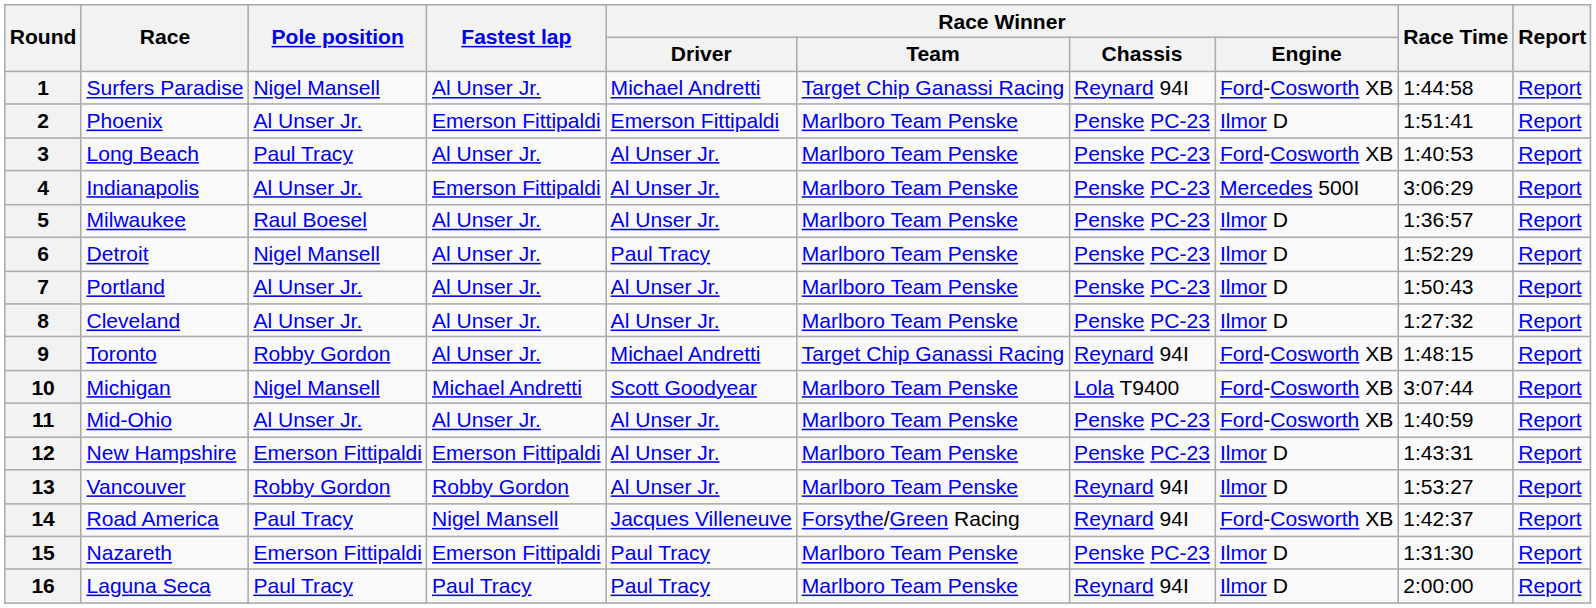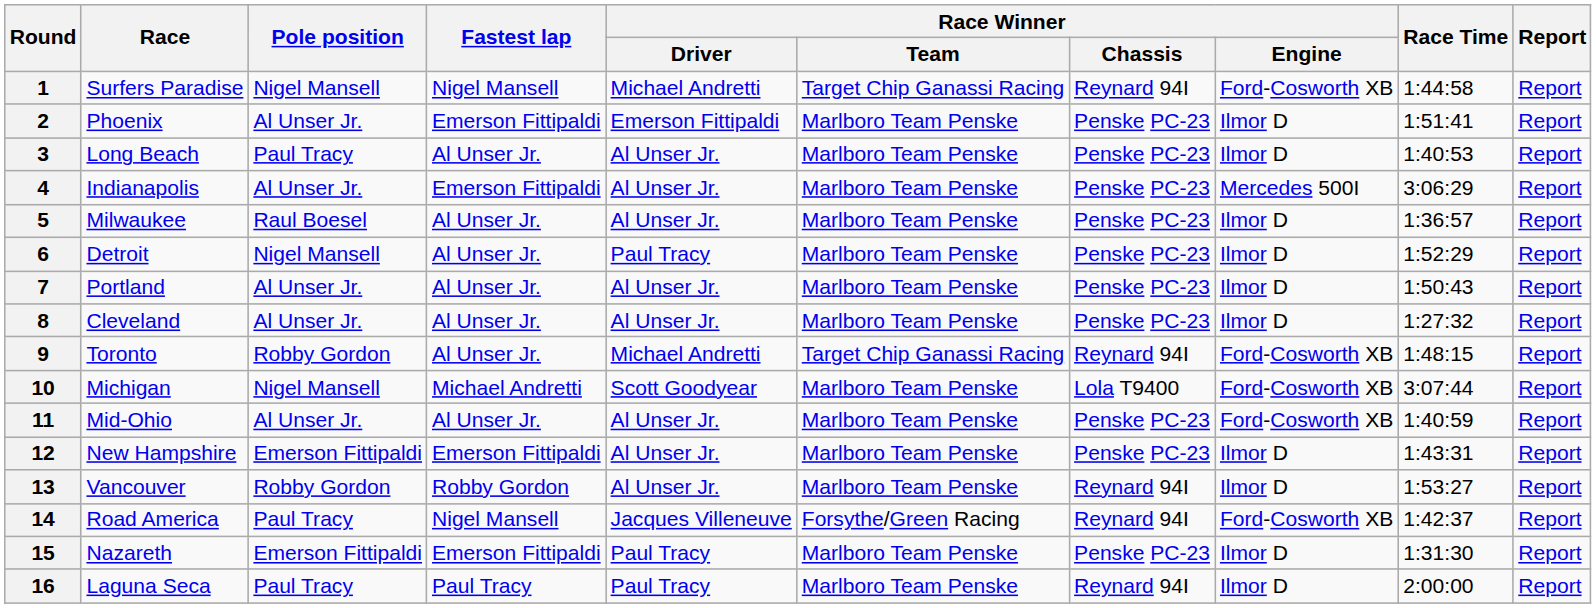(486, 87) Al Unser Jr. -> (495, 87) Nigel Mansell
(1307, 154) Ford-Cosworth XB -> (1254, 154) Ilmor D
